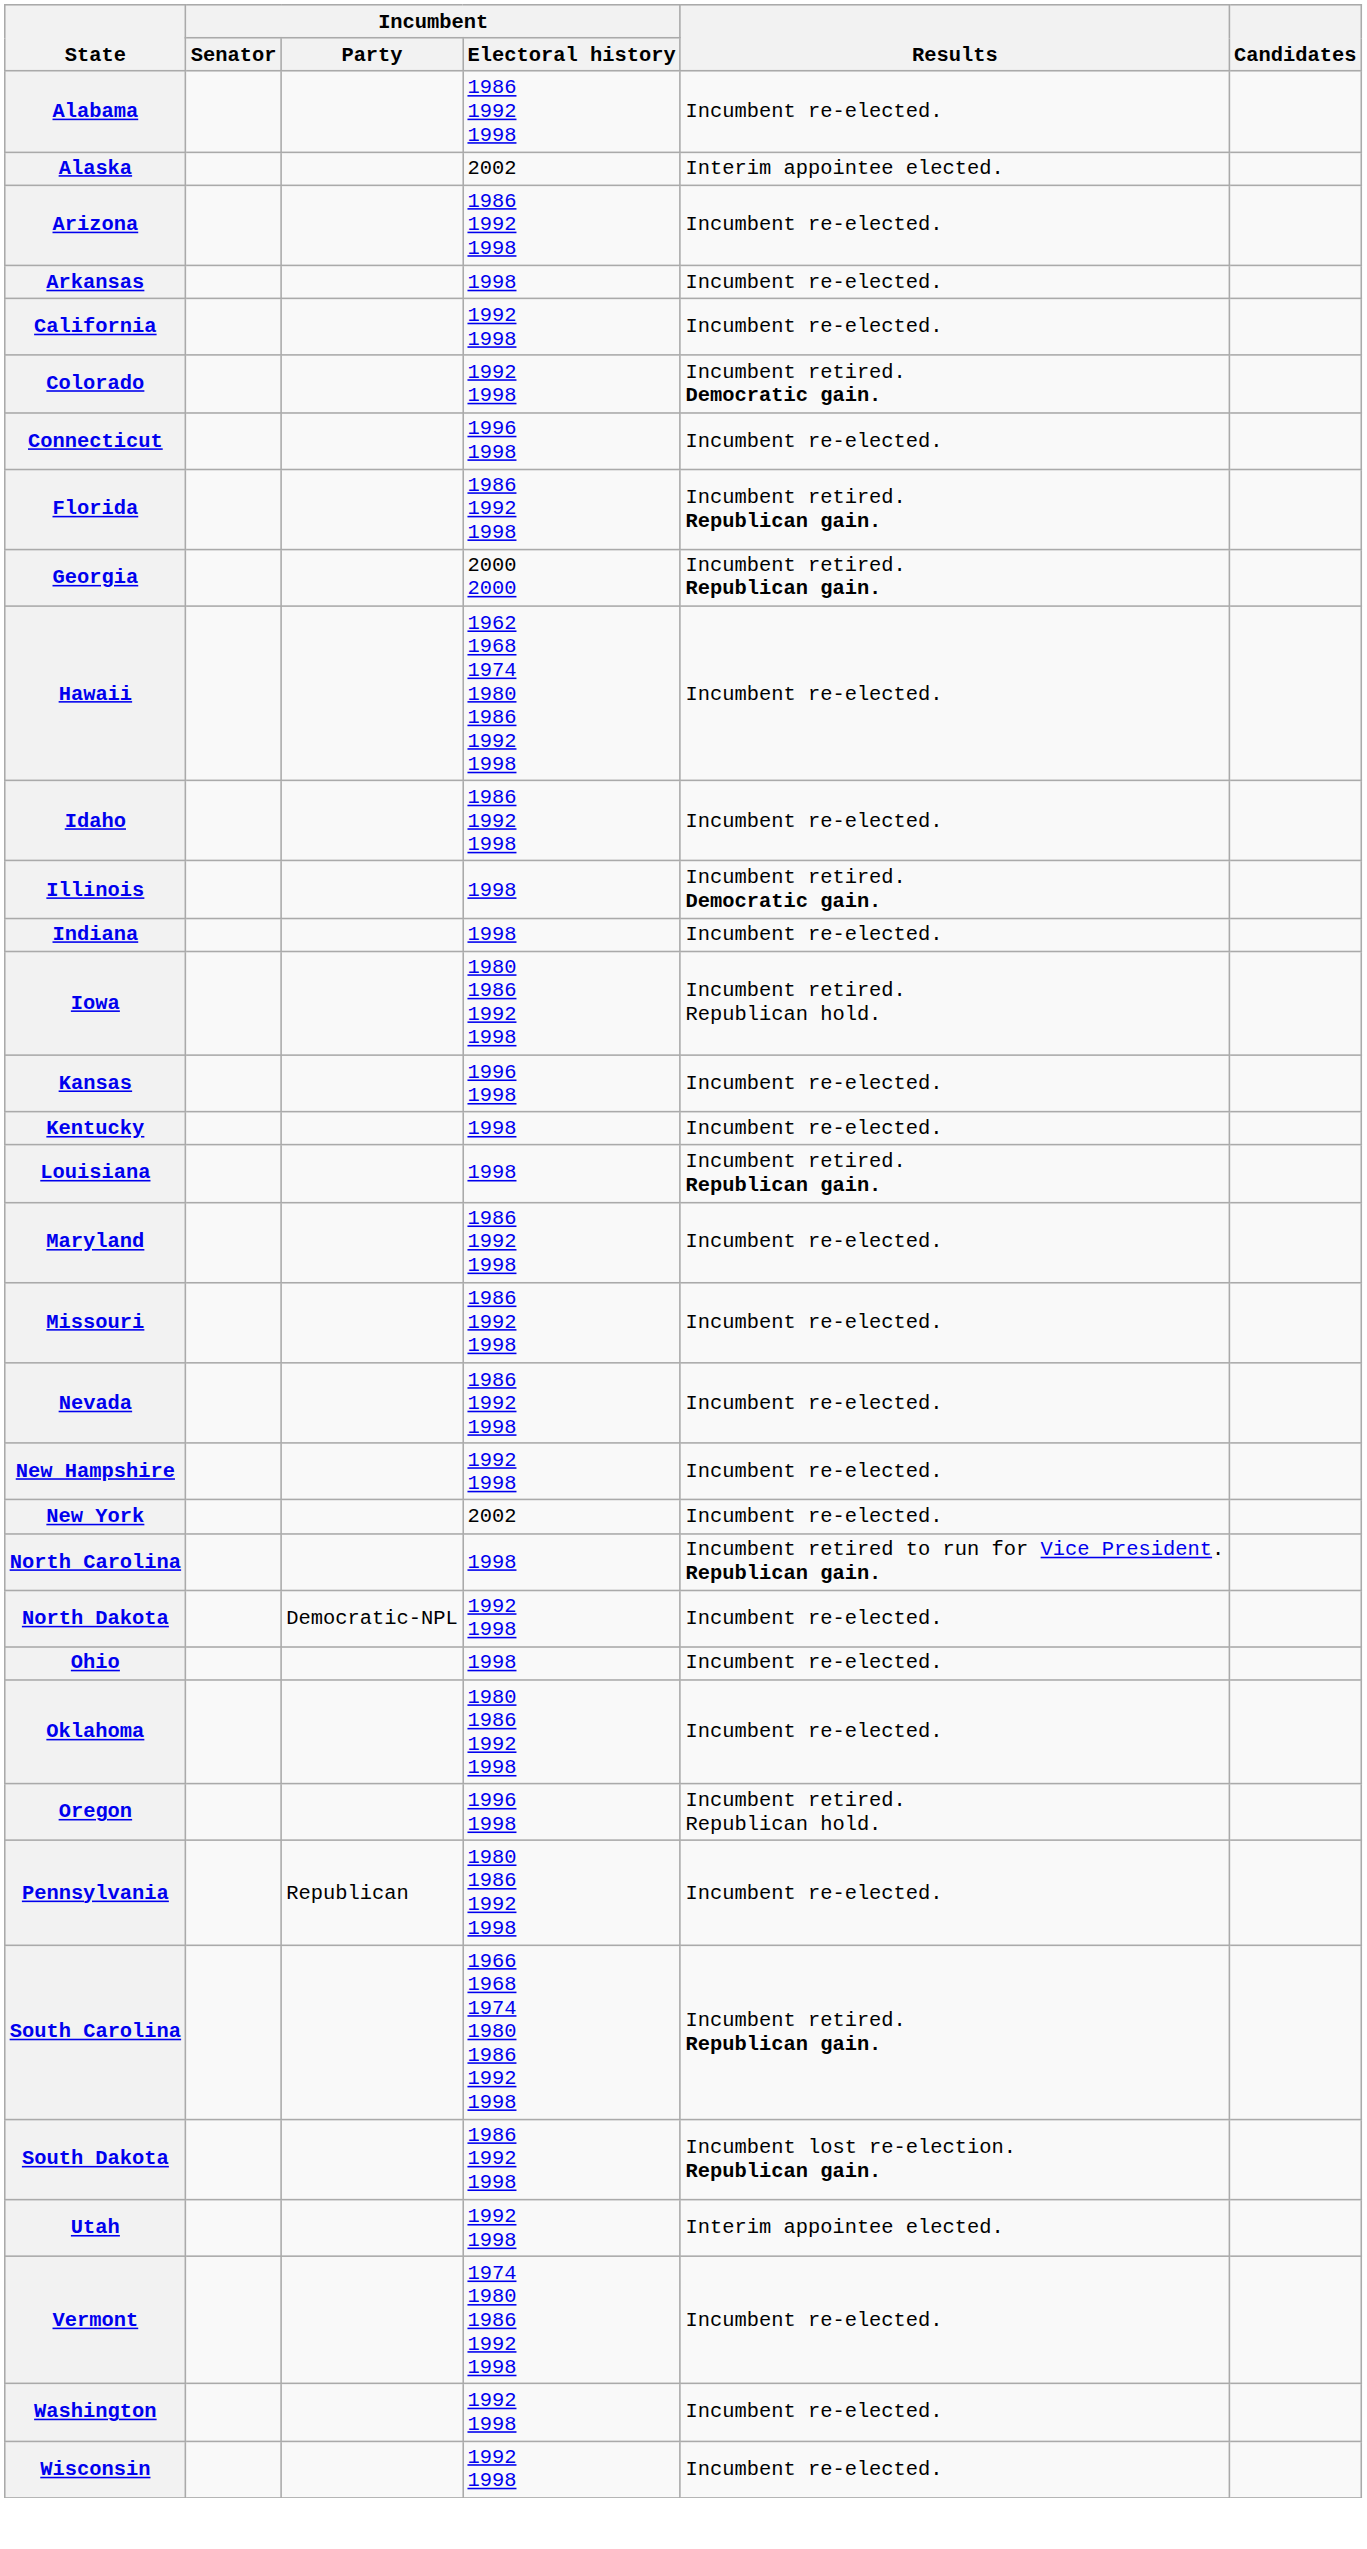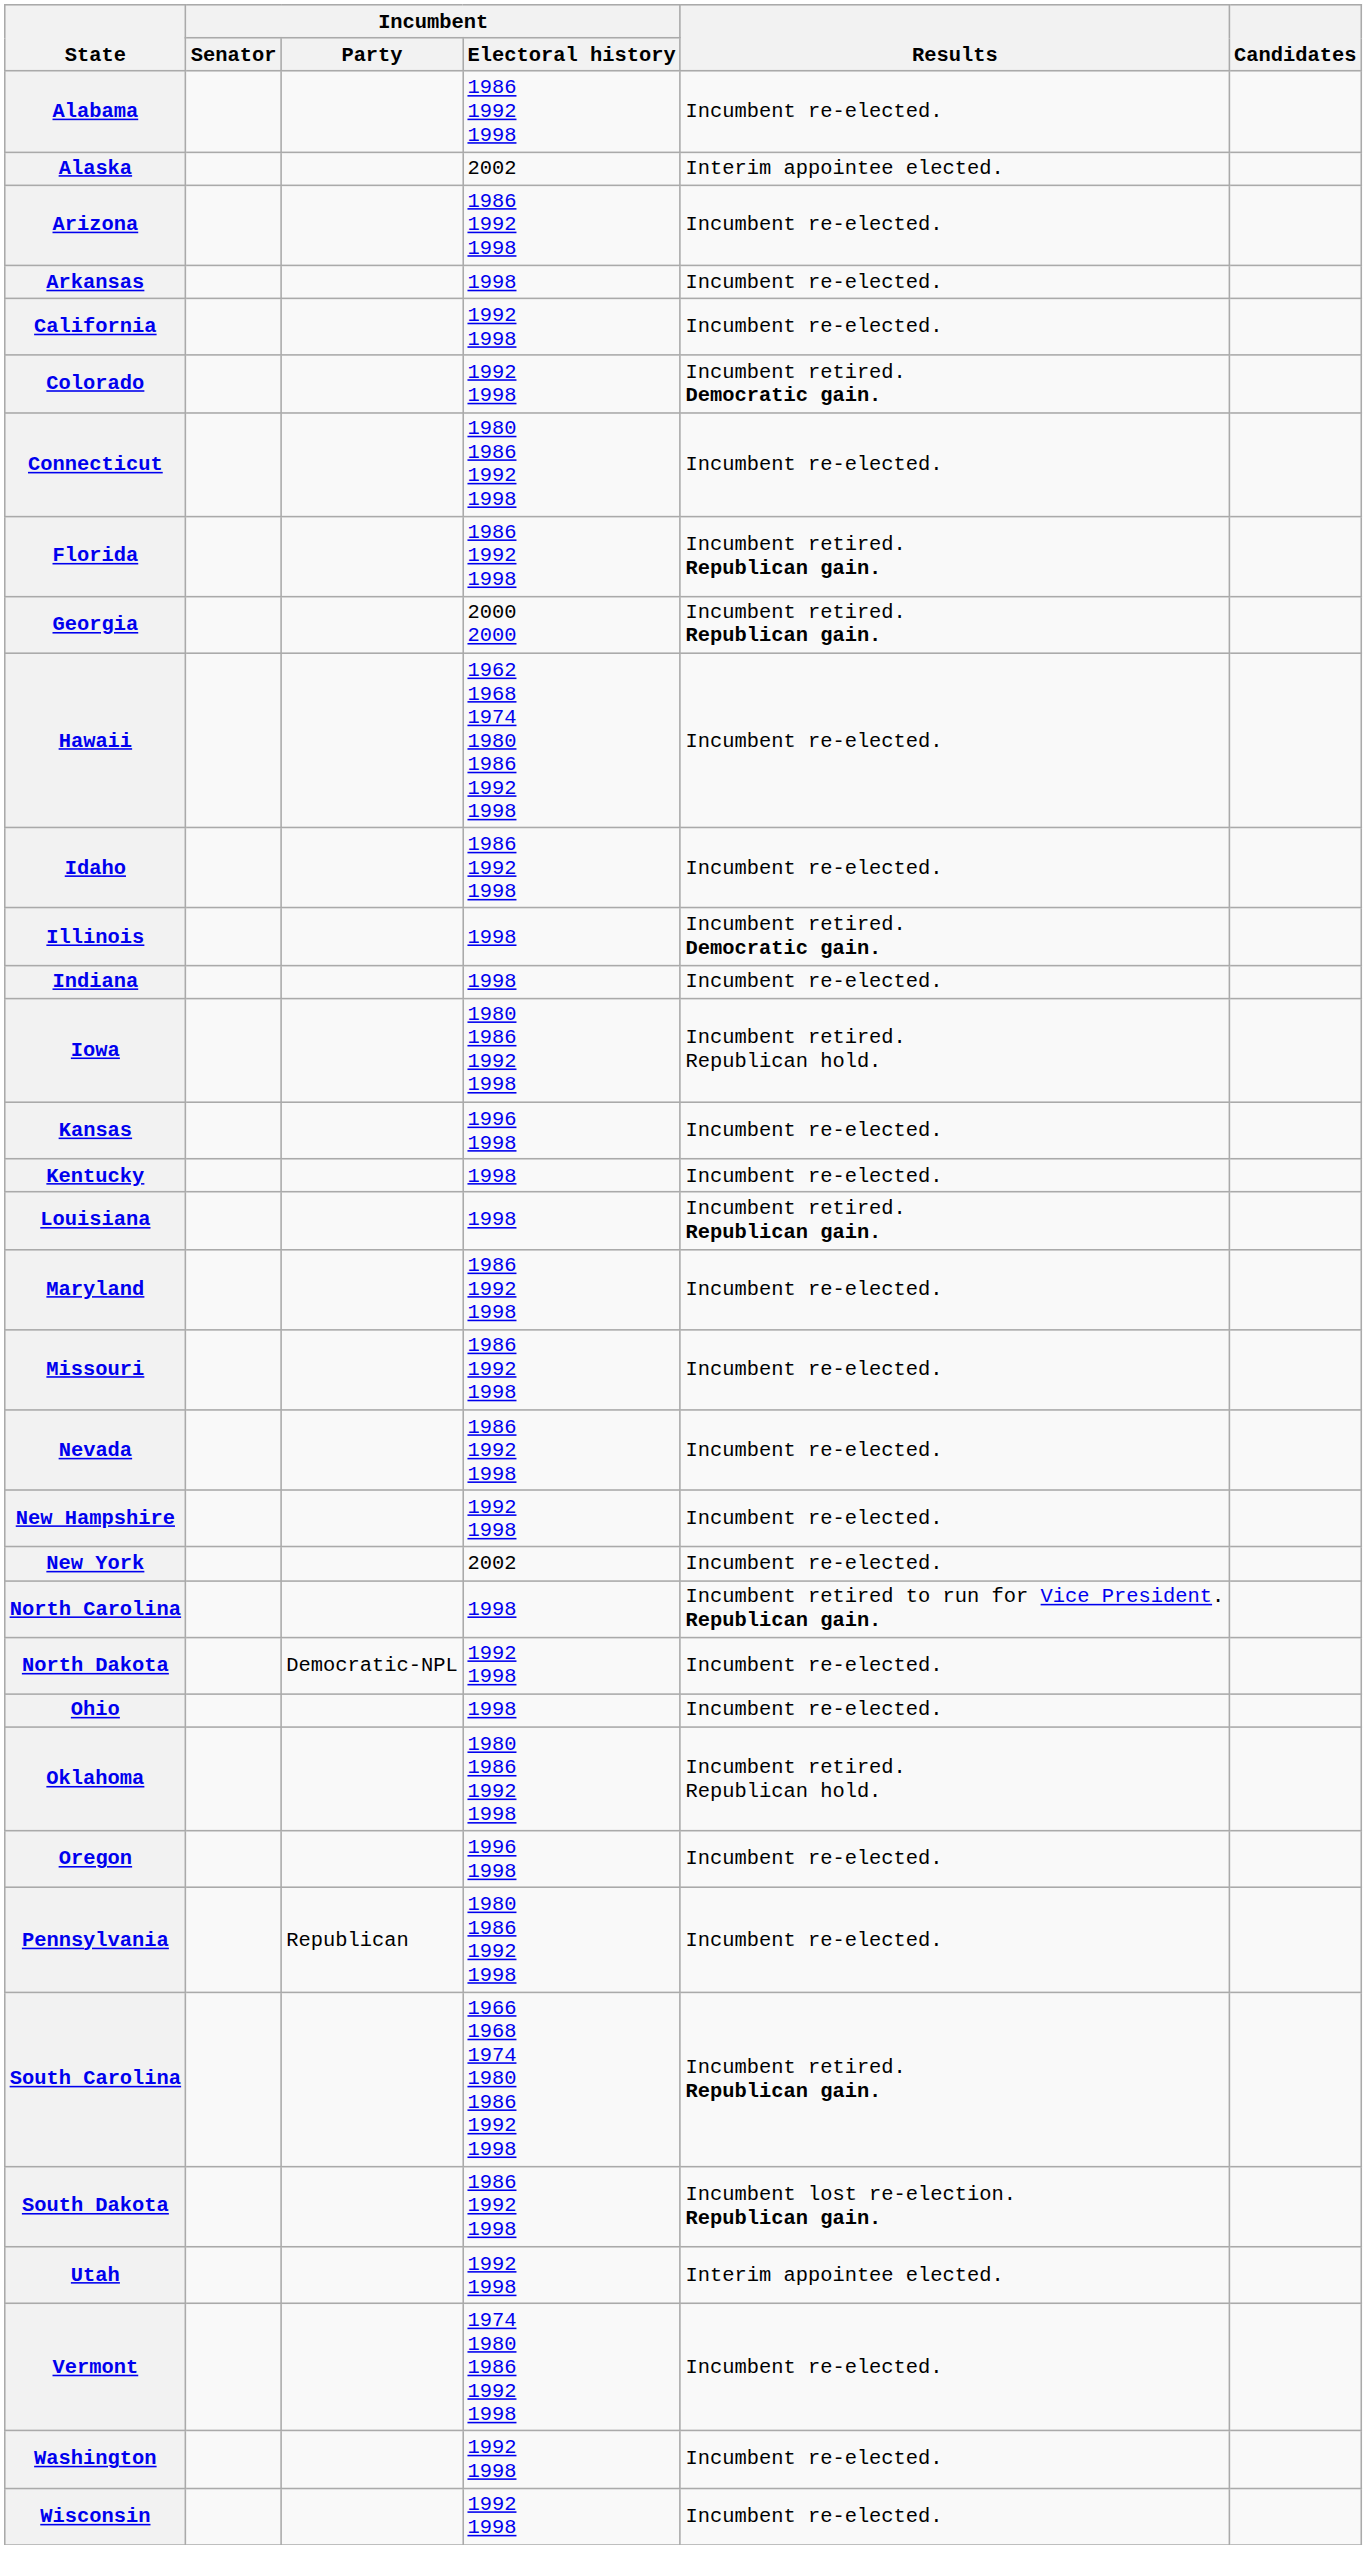(492, 441) 1996 1998 -> (492, 464) 1980 1986 1992 1998
(814, 1732) Incumbent re-elected. -> (796, 1779) Incumbent retired. Republican hold.
(796, 1812) Incumbent retired. Republican hold. -> (814, 1859) Incumbent re-elected.
